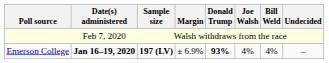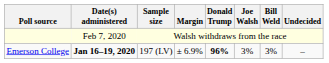(156, 51) bold -> (156, 51) normal
(220, 51) 93% -> (220, 51) 96%
(248, 51) 4% -> (247, 51) 3%
(271, 51) 4% -> (271, 51) 3%
